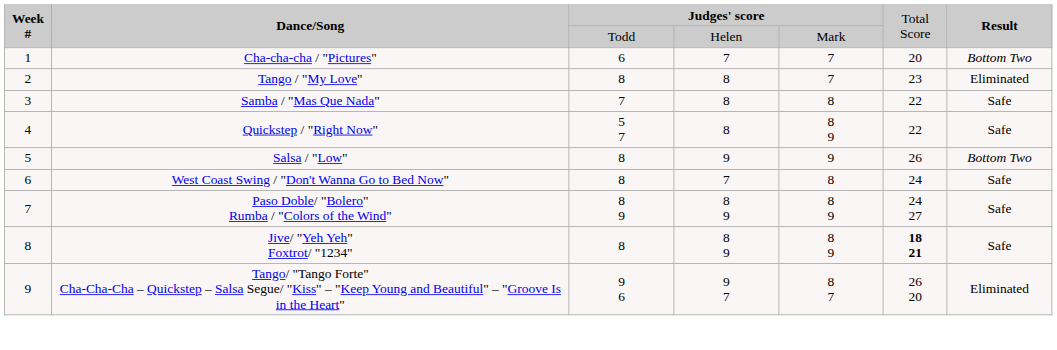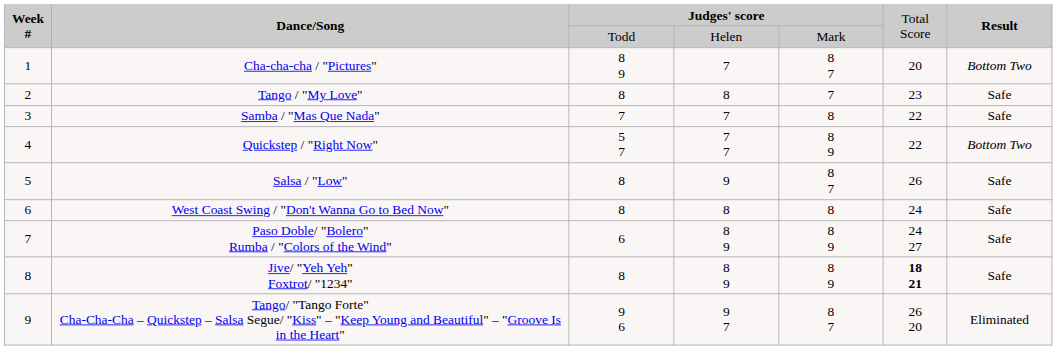(622, 58) 6 -> (622, 65) 8 9
(831, 58) 7 -> (831, 65) 8 7
(1000, 79) Eliminated -> (1000, 94) Safe
(726, 100) 8 -> (726, 115) 7
(726, 129) 8 -> (726, 144) 7 7
(1000, 129) Safe -> (1000, 144) Bottom Two
(831, 158) 9 -> (831, 181) 8 7
(1000, 158) Bottom Two -> (1000, 181) Safe
(726, 179) 7 -> (726, 210) 8
(622, 208) 8 9 -> (622, 239) 6
